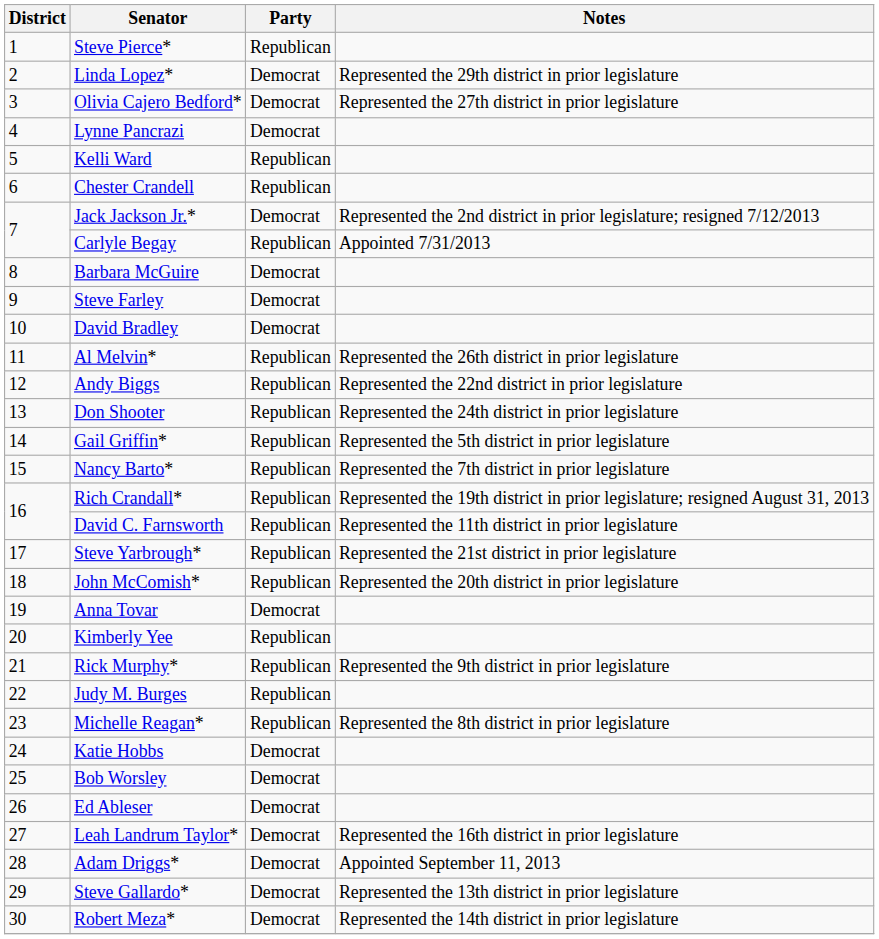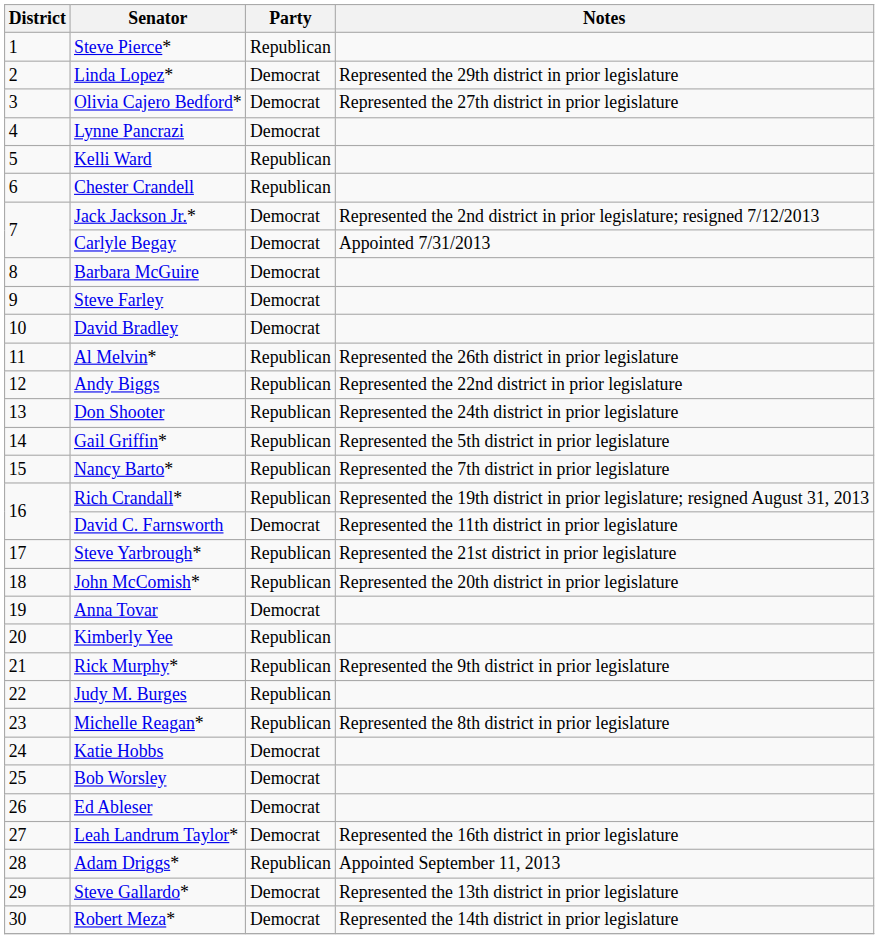(290, 243) Republican -> (285, 243) Democrat
(290, 525) Republican -> (285, 525) Democrat
(285, 863) Democrat -> (290, 863) Republican
